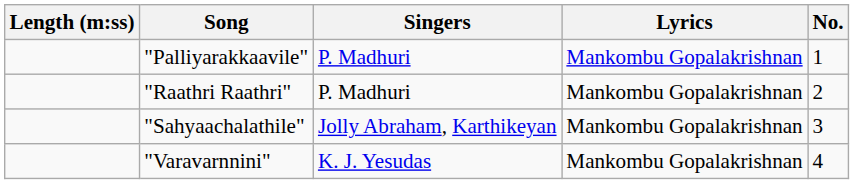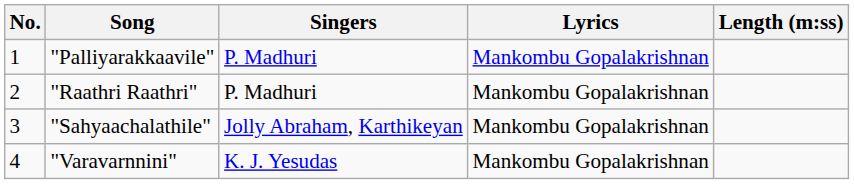columns swapped: (828, 22) <-> (72, 22)
